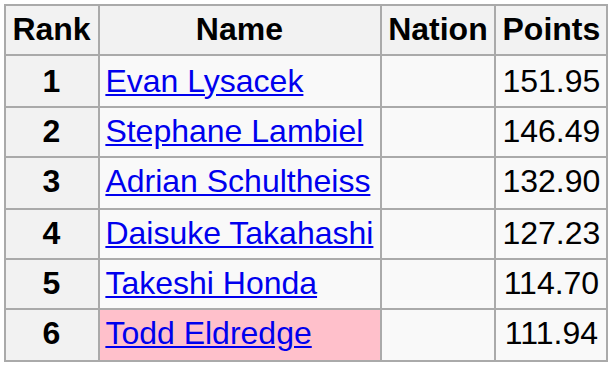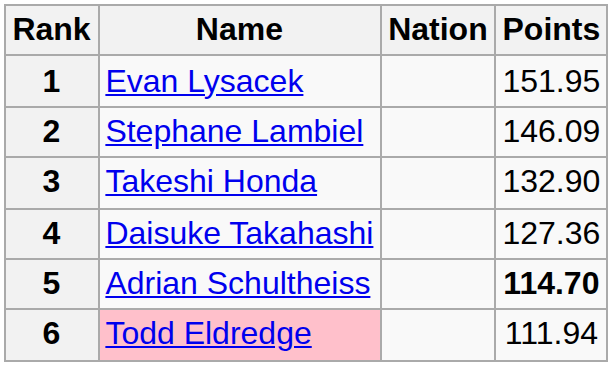(551, 131) 146.49 -> (551, 131) 146.09
(238, 182) Adrian Schultheiss -> (211, 182) Takeshi Honda
(551, 232) 127.23 -> (551, 232) 127.36
(211, 283) Takeshi Honda -> (238, 283) Adrian Schultheiss
(551, 283) normal -> (551, 283) bold
